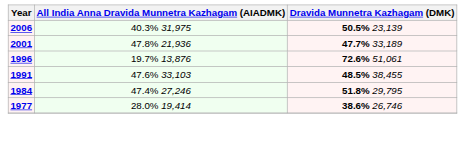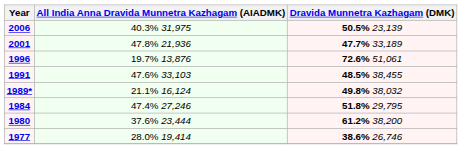+ row: (19, 90)
+ row: (19, 121)
